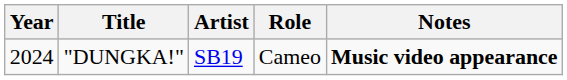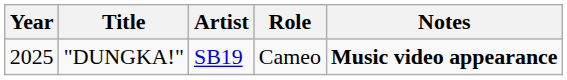(32, 56) 2024 -> (32, 56) 2025
